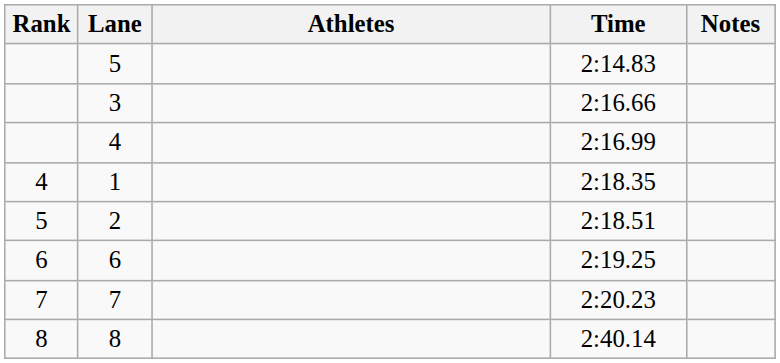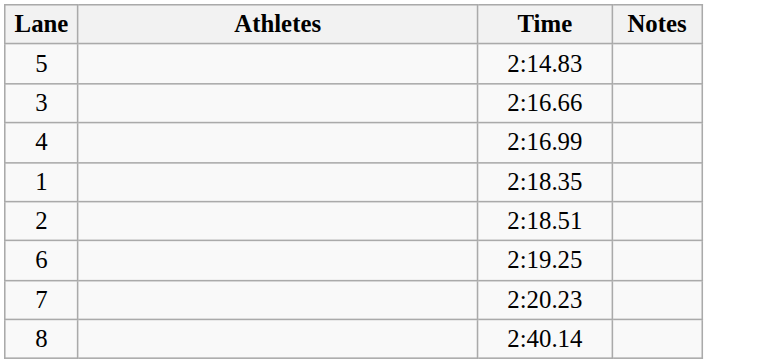- column: (41, 24)
